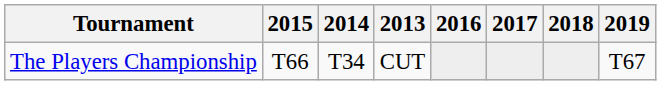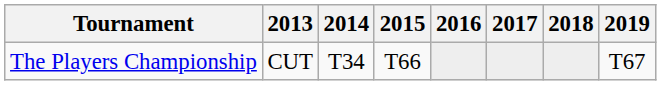columns swapped: (403, 23) <-> (290, 23)
